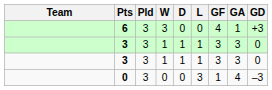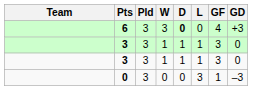- column: (237, 12)
(182, 28) normal -> (182, 28) bold
